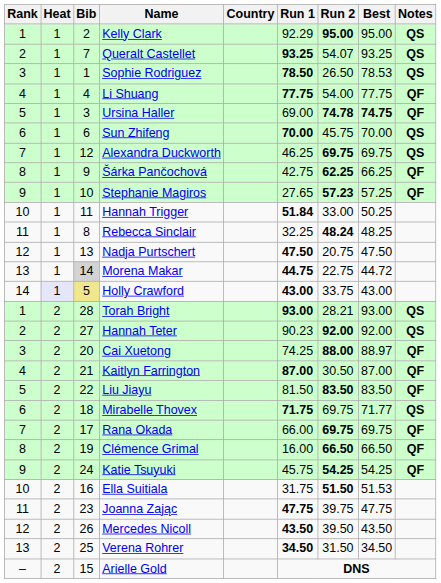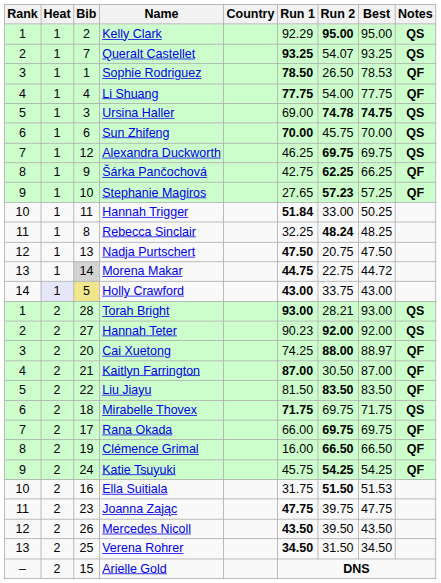(415, 73) QS -> (415, 73) QF
(415, 113) QF -> (415, 113) QS
(377, 410) 71.77 -> (377, 410) 71.75
